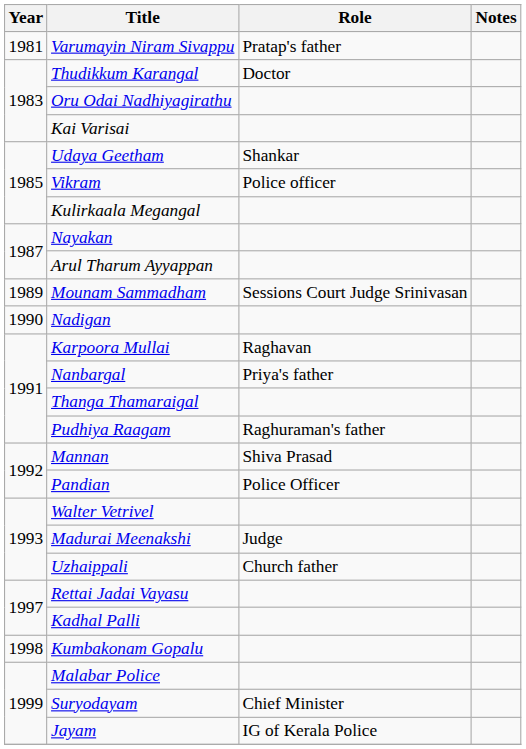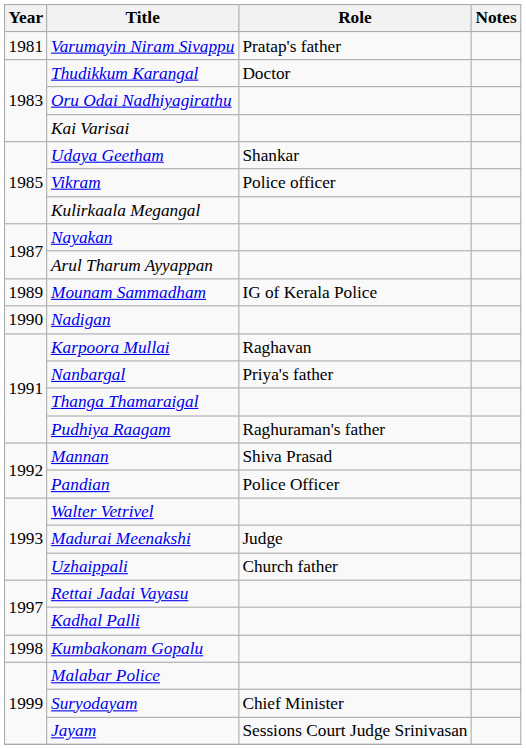(355, 292) Sessions Court Judge Srinivasan -> (310, 292) IG of Kerala Police
(310, 730) IG of Kerala Police -> (355, 730) Sessions Court Judge Srinivasan
